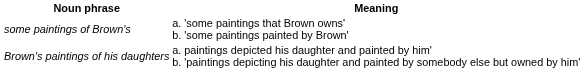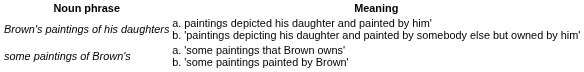rows swapped: (67, 29) <-> (87, 56)
